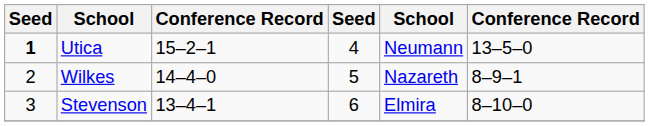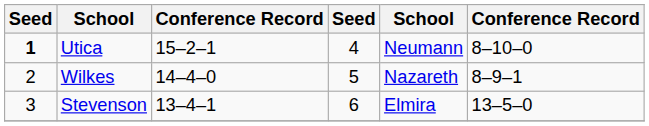(502, 47) 13–5–0 -> (502, 47) 8–10–0
(502, 105) 8–10–0 -> (502, 105) 13–5–0
